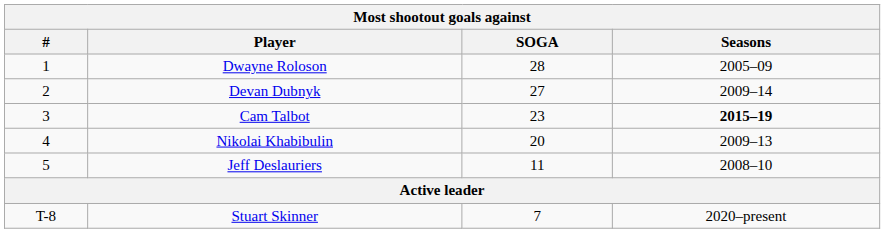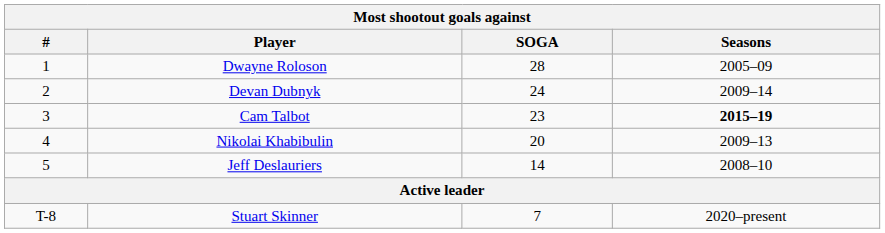(537, 91) 27 -> (537, 91) 24
(537, 165) 11 -> (537, 165) 14
